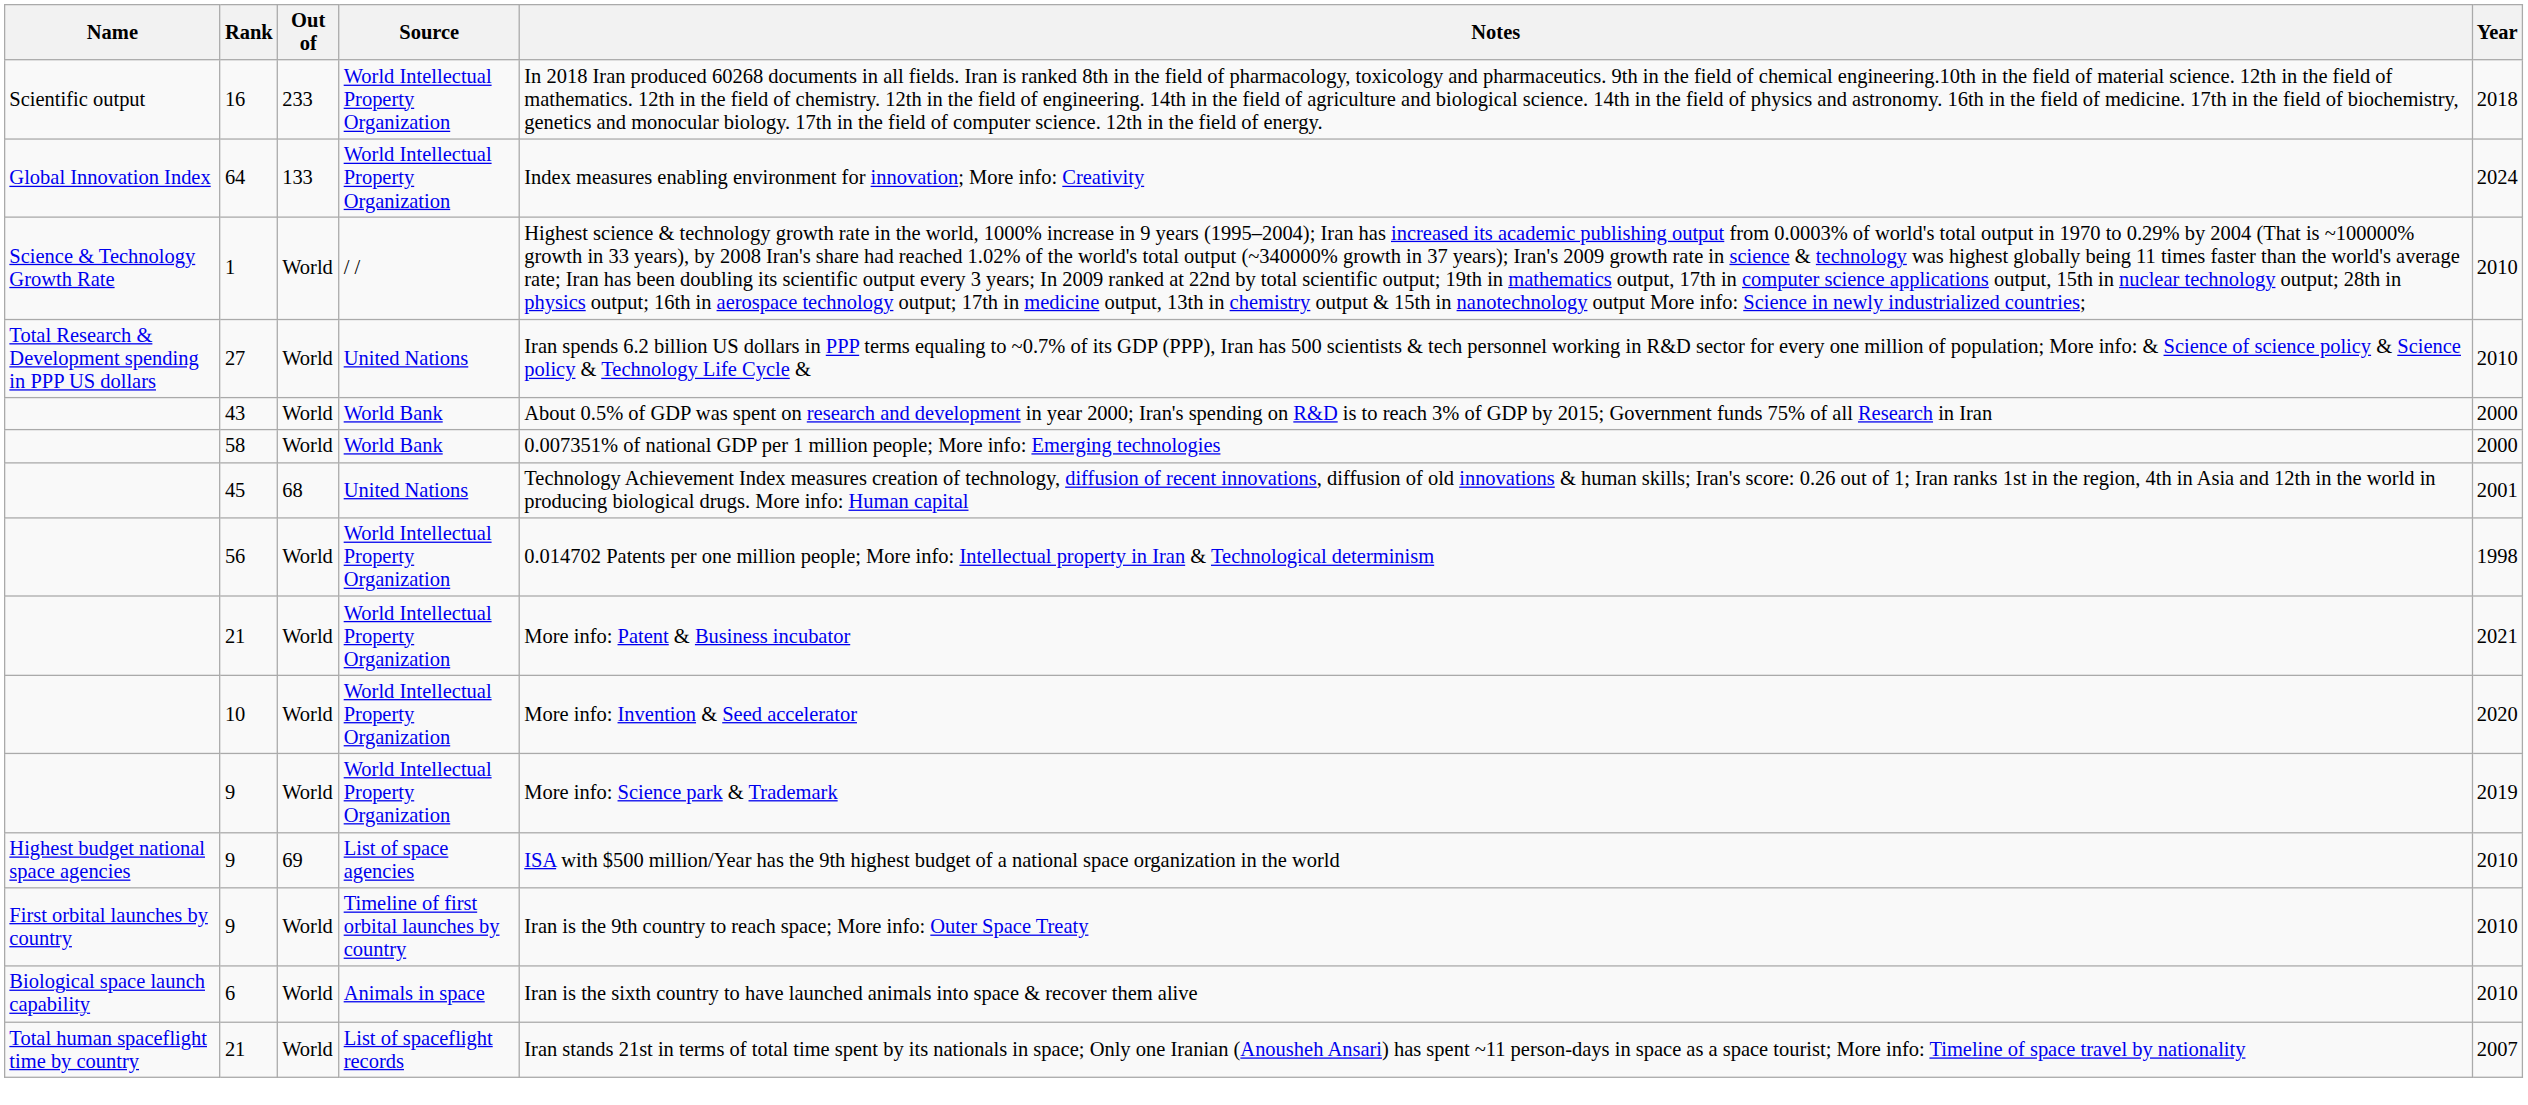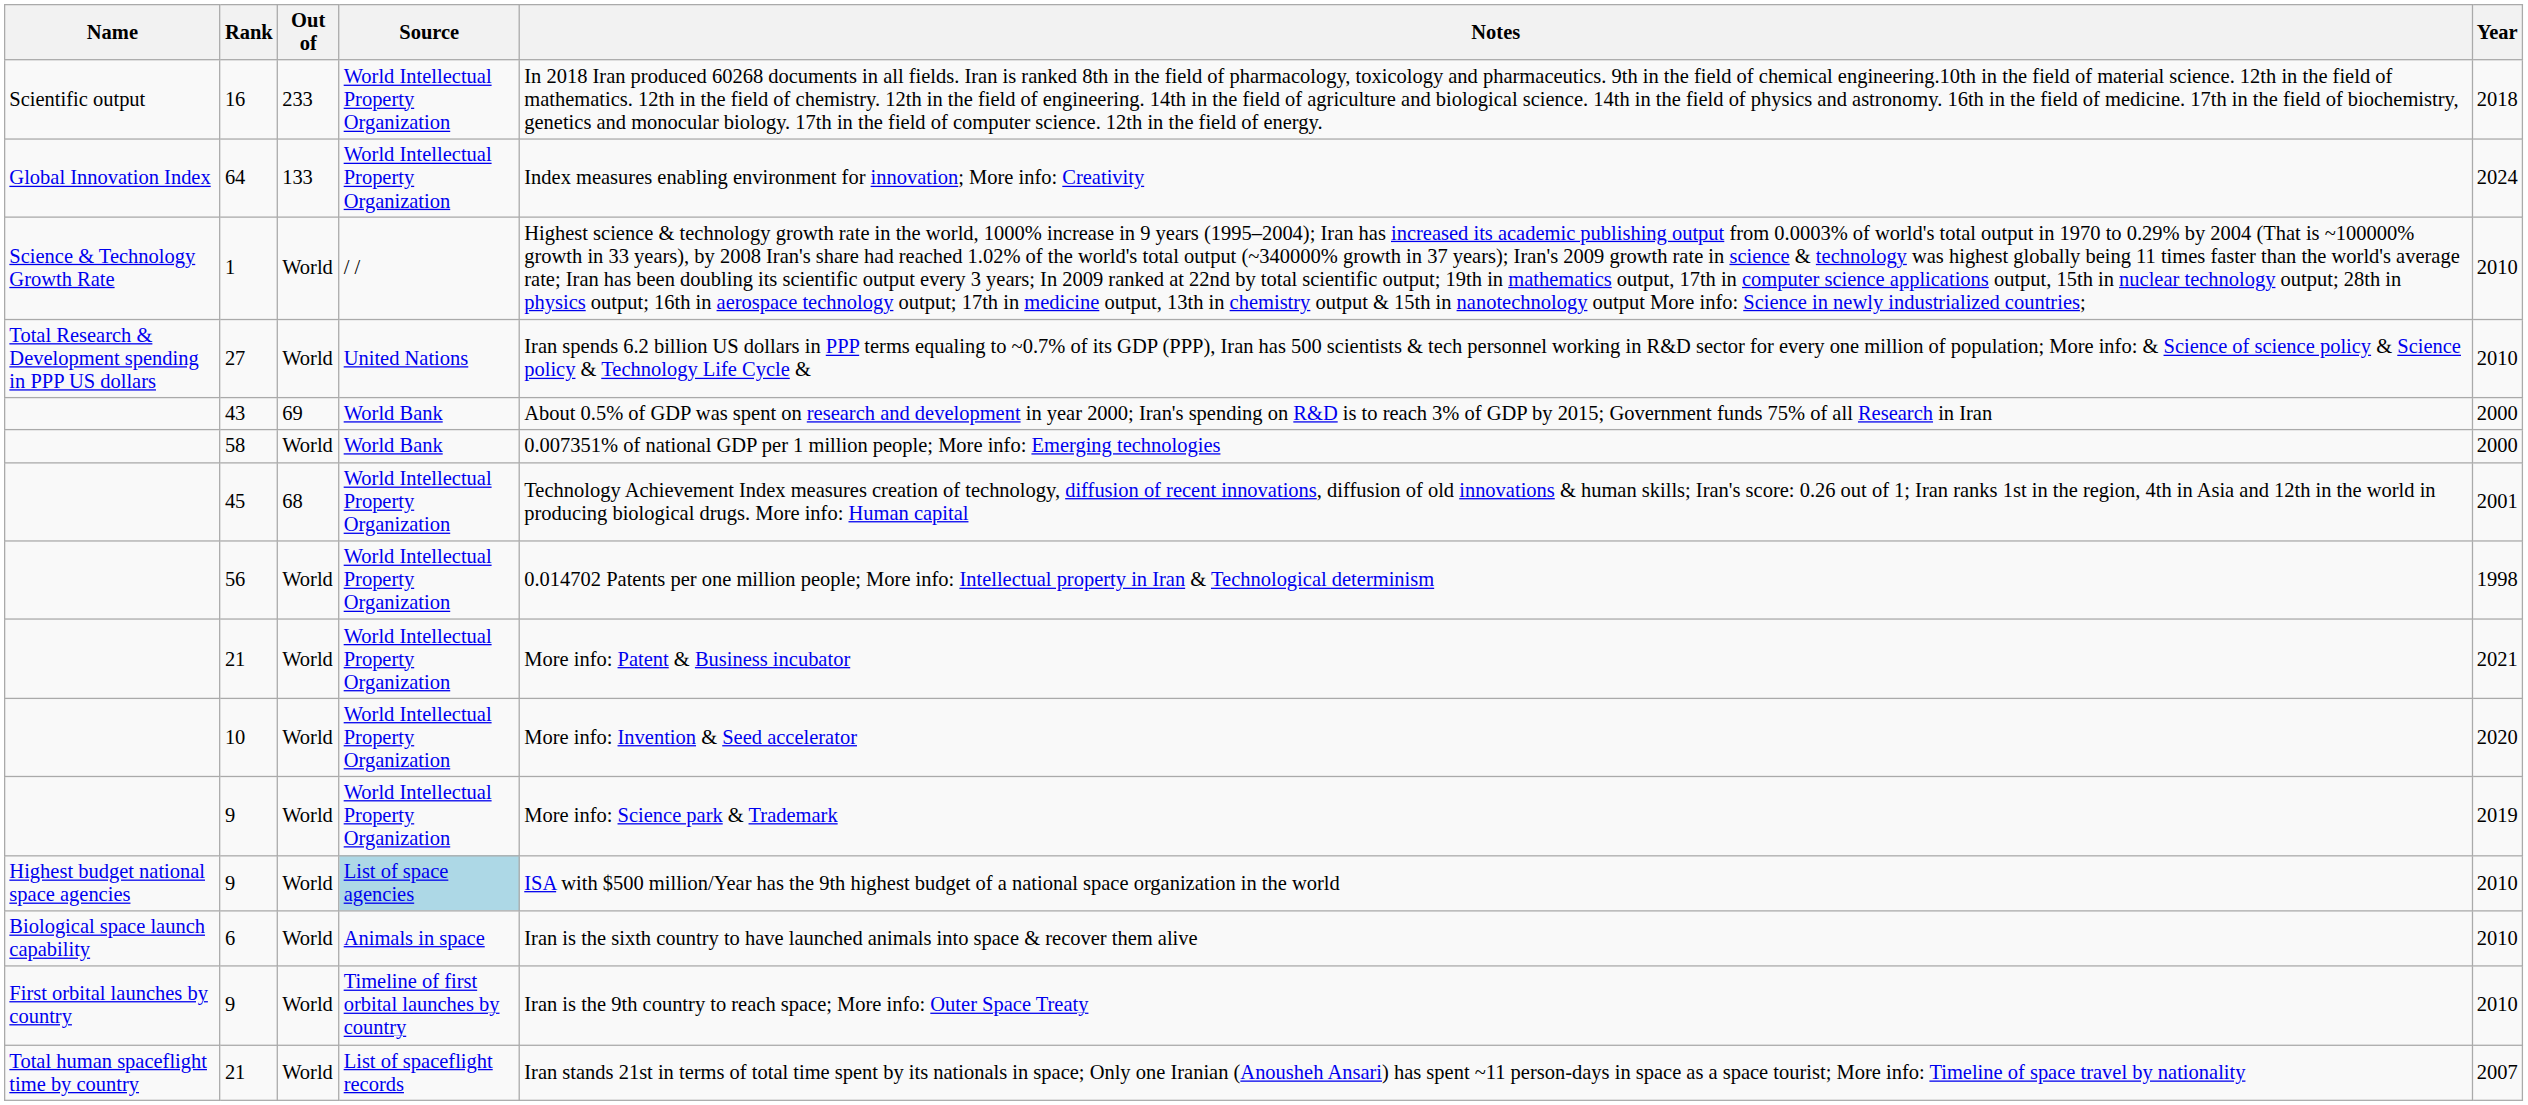(307, 413) World -> (292, 413) 69
(406, 490) United Nations -> (418, 501) World Intellectual Property Organization
(292, 859) 69 -> (307, 882) World
(396, 859) no background -> (396, 882) lightblue background
rows swapped: (109, 926) <-> (107, 993)
